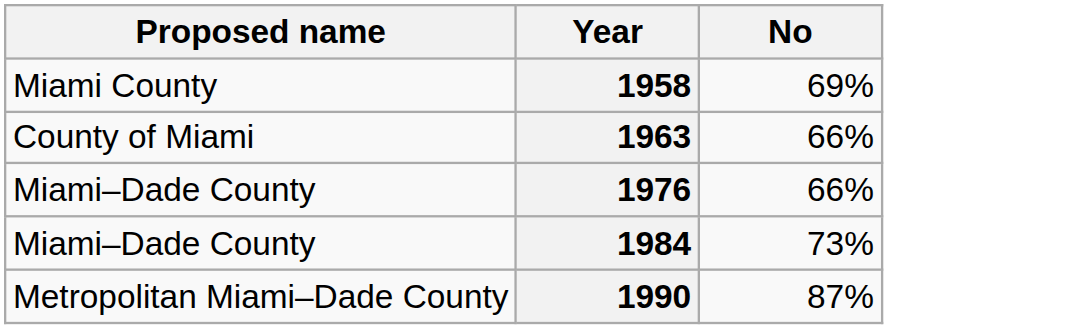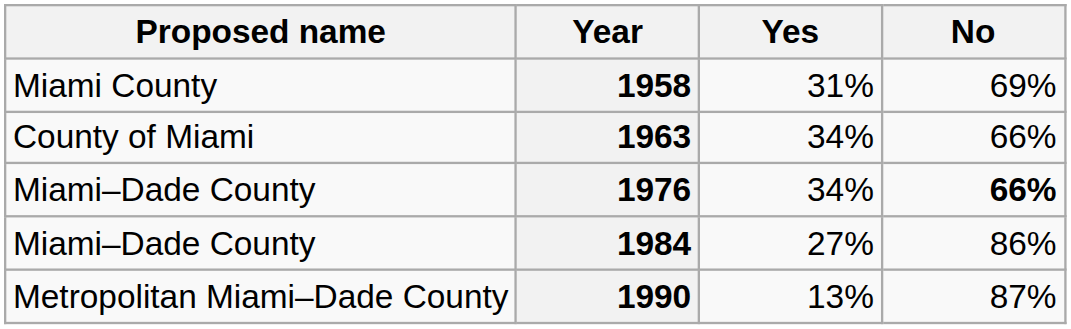+ column: (790, 32)
(840, 190) normal -> (1023, 190) bold
(840, 243) 73% -> (1023, 243) 86%
